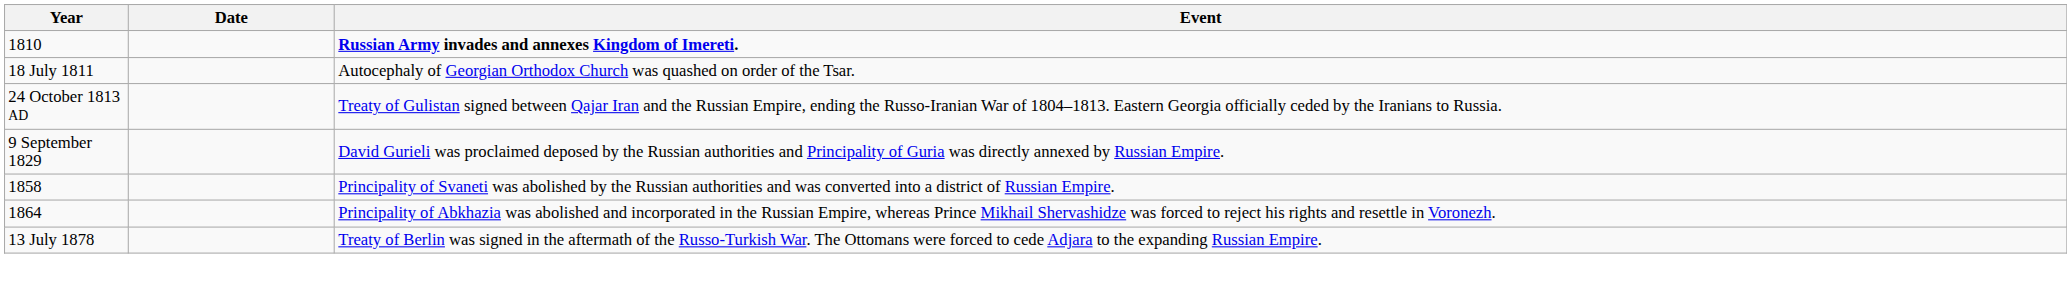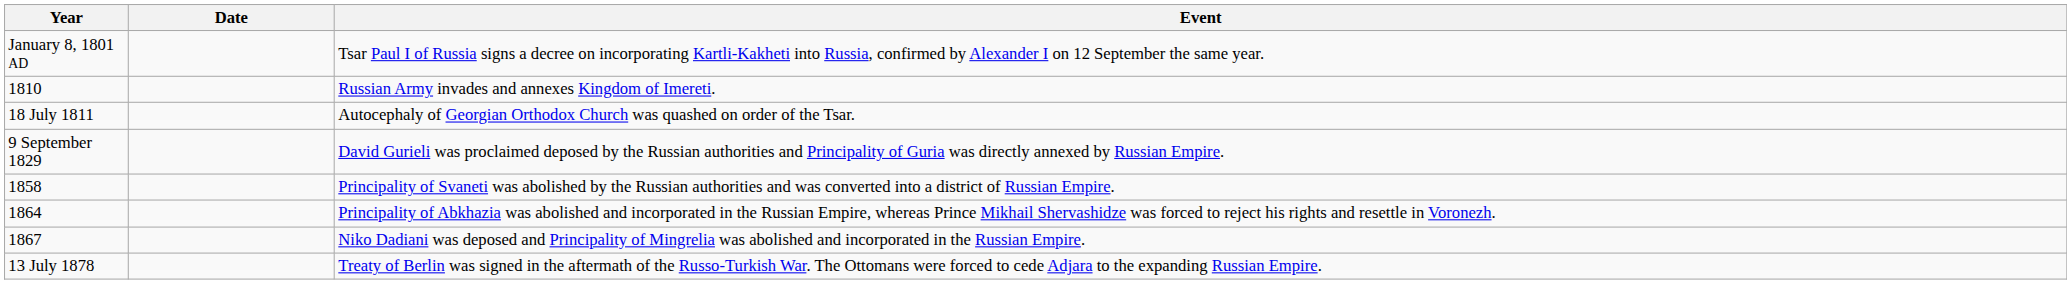+ row: (61, 53)
(538, 44) bold -> (527, 89) normal
- row: (64, 106)
+ row: (25, 239)
